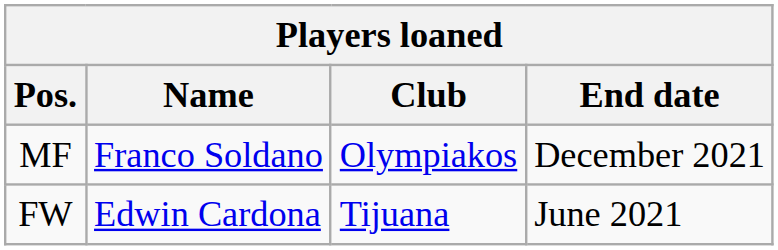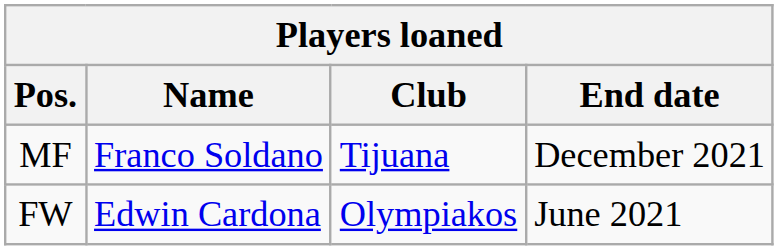(429, 154) Olympiakos -> (395, 154) Tijuana
(395, 214) Tijuana -> (429, 214) Olympiakos
